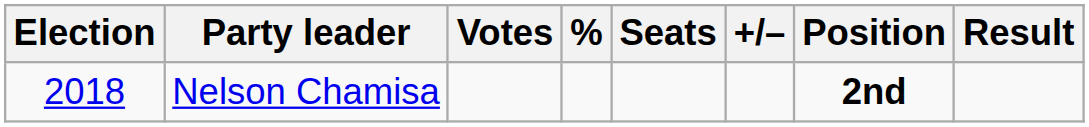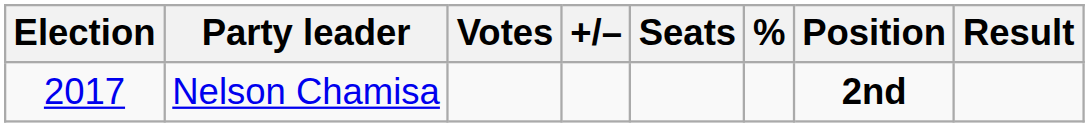columns swapped: (586, 33) <-> (759, 33)
(84, 91) 2018 -> (84, 91) 2017
